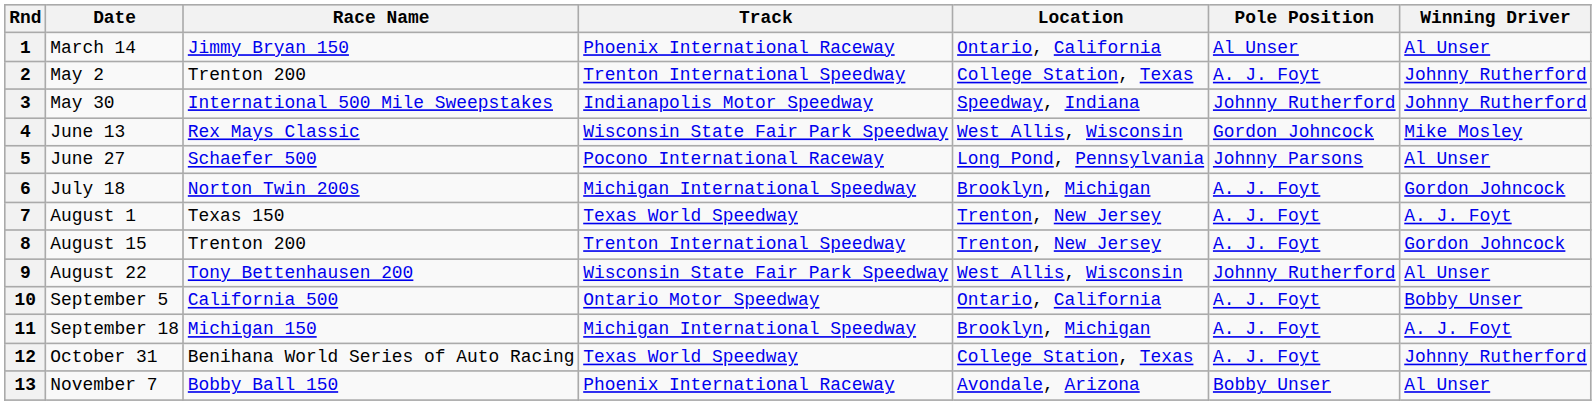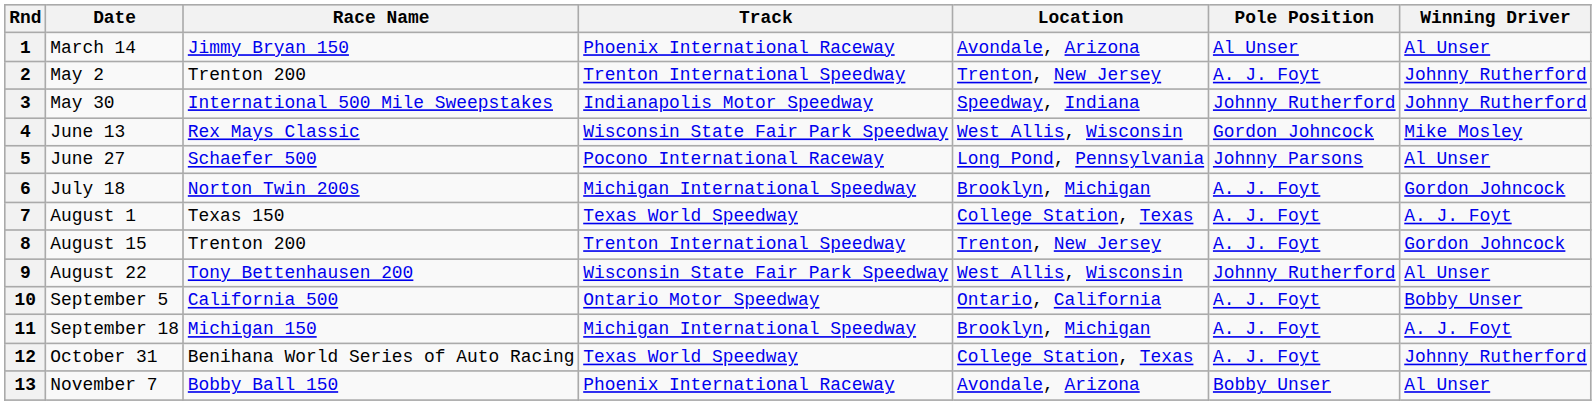(1059, 47) Ontario, California -> (1048, 47) Avondale, Arizona
(1075, 75) College Station, Texas -> (1059, 75) Trenton, New Jersey
(1059, 216) Trenton, New Jersey -> (1075, 216) College Station, Texas
